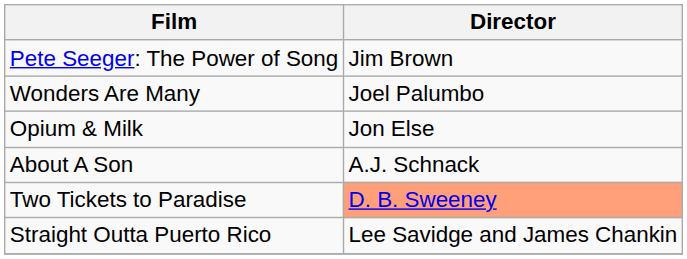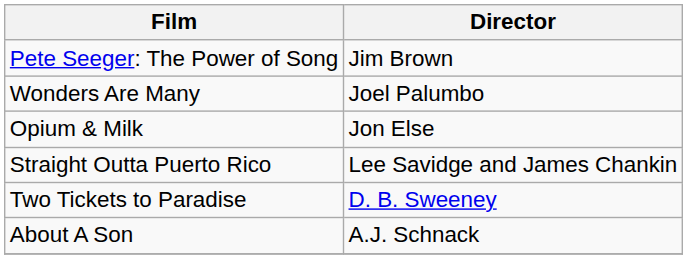rows swapped: (72, 164) <-> (141, 235)
(423, 199) lightsalmon background -> (423, 199) no background
